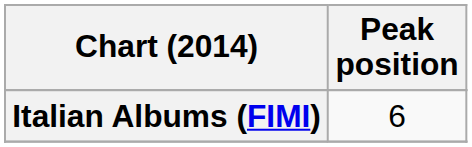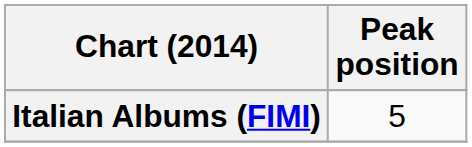(397, 115) 6 -> (397, 115) 5
